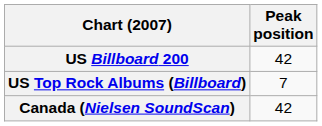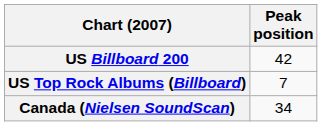(283, 108) 42 -> (283, 108) 34
